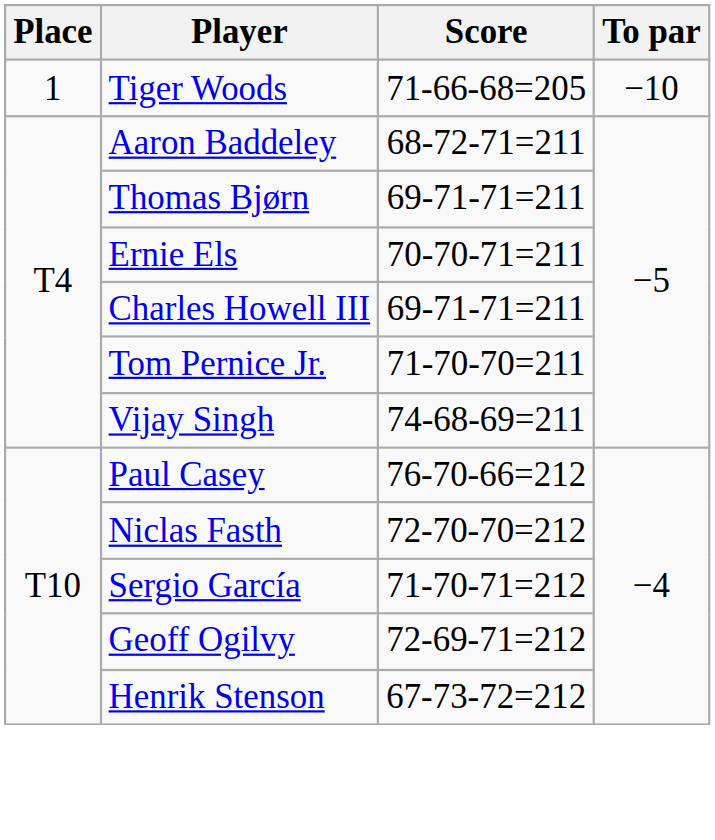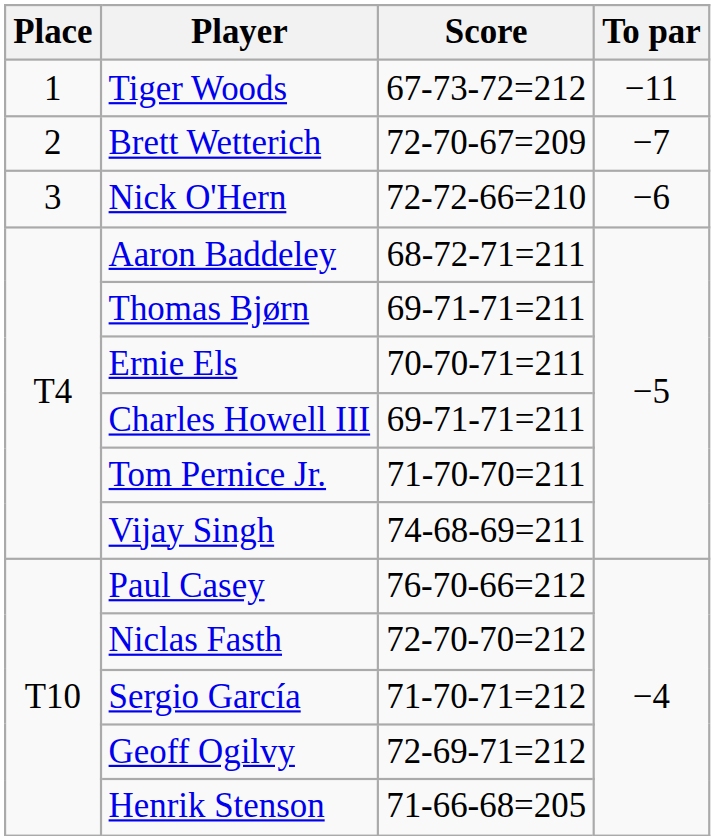(486, 87) 71-66-68=205 -> (486, 87) 67-73-72=212
(651, 87) −10 -> (651, 87) −11
+ row: (215, 142)
+ row: (197, 198)
(486, 695) 67-73-72=212 -> (486, 806) 71-66-68=205
